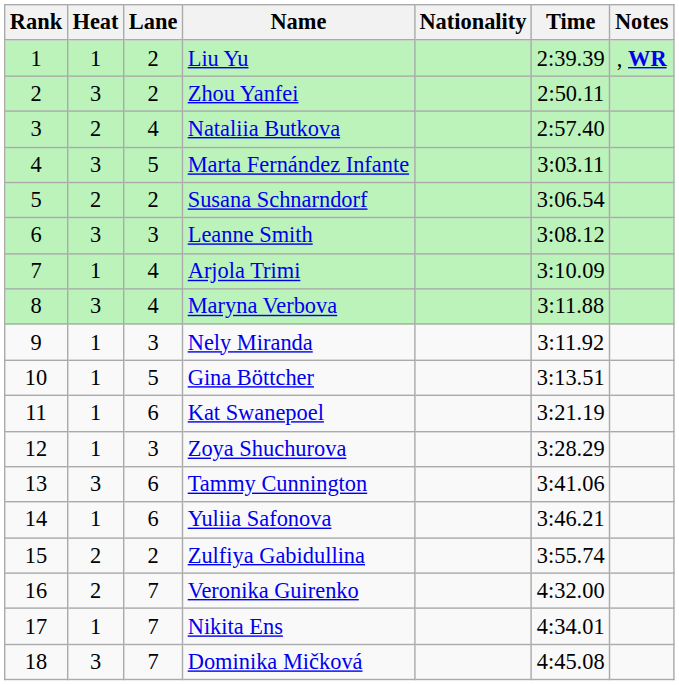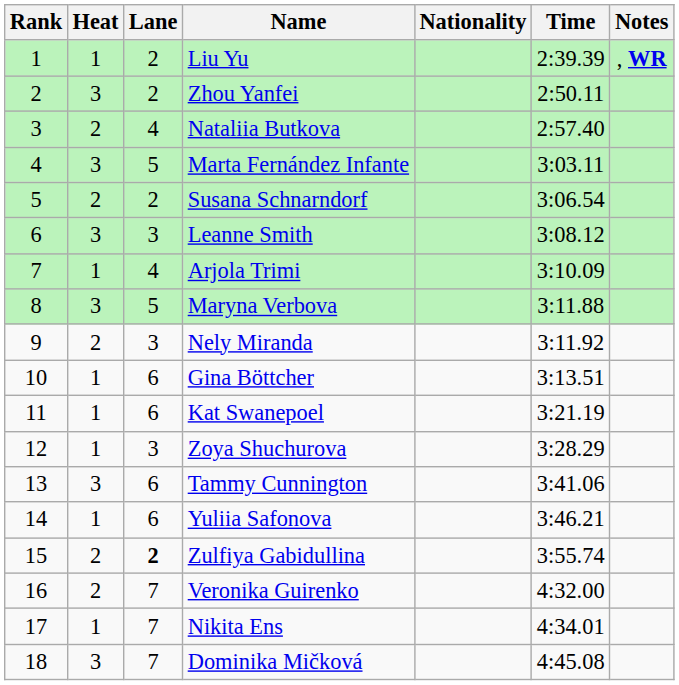(153, 306) 4 -> (153, 306) 5
(96, 341) 1 -> (96, 341) 2
(153, 377) 5 -> (153, 377) 6
(153, 555) normal -> (153, 555) bold
